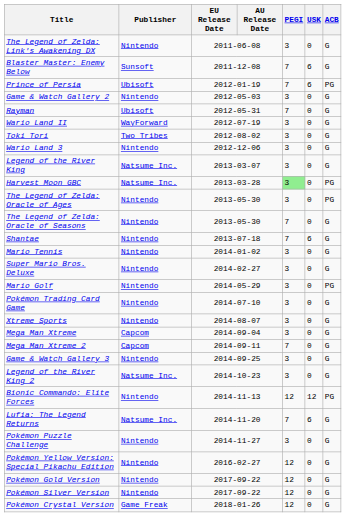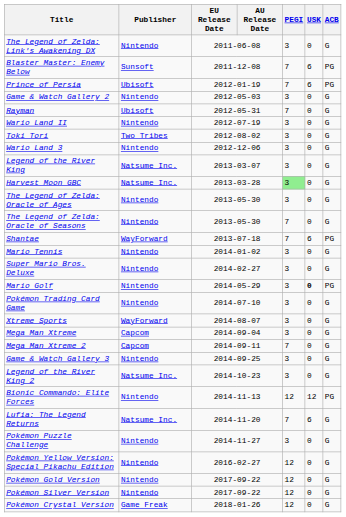(327, 68) G -> (329, 68) PG
(144, 123) WayForward -> (140, 123) Nintendo
(329, 183) PG -> (327, 183) G
(329, 200) PG -> (327, 200) G
(140, 239) Nintendo -> (144, 239) WayForward
(327, 239) G -> (329, 239) PG
(309, 286) normal -> (309, 286) bold
(140, 320) Nintendo -> (144, 320) WayForward
